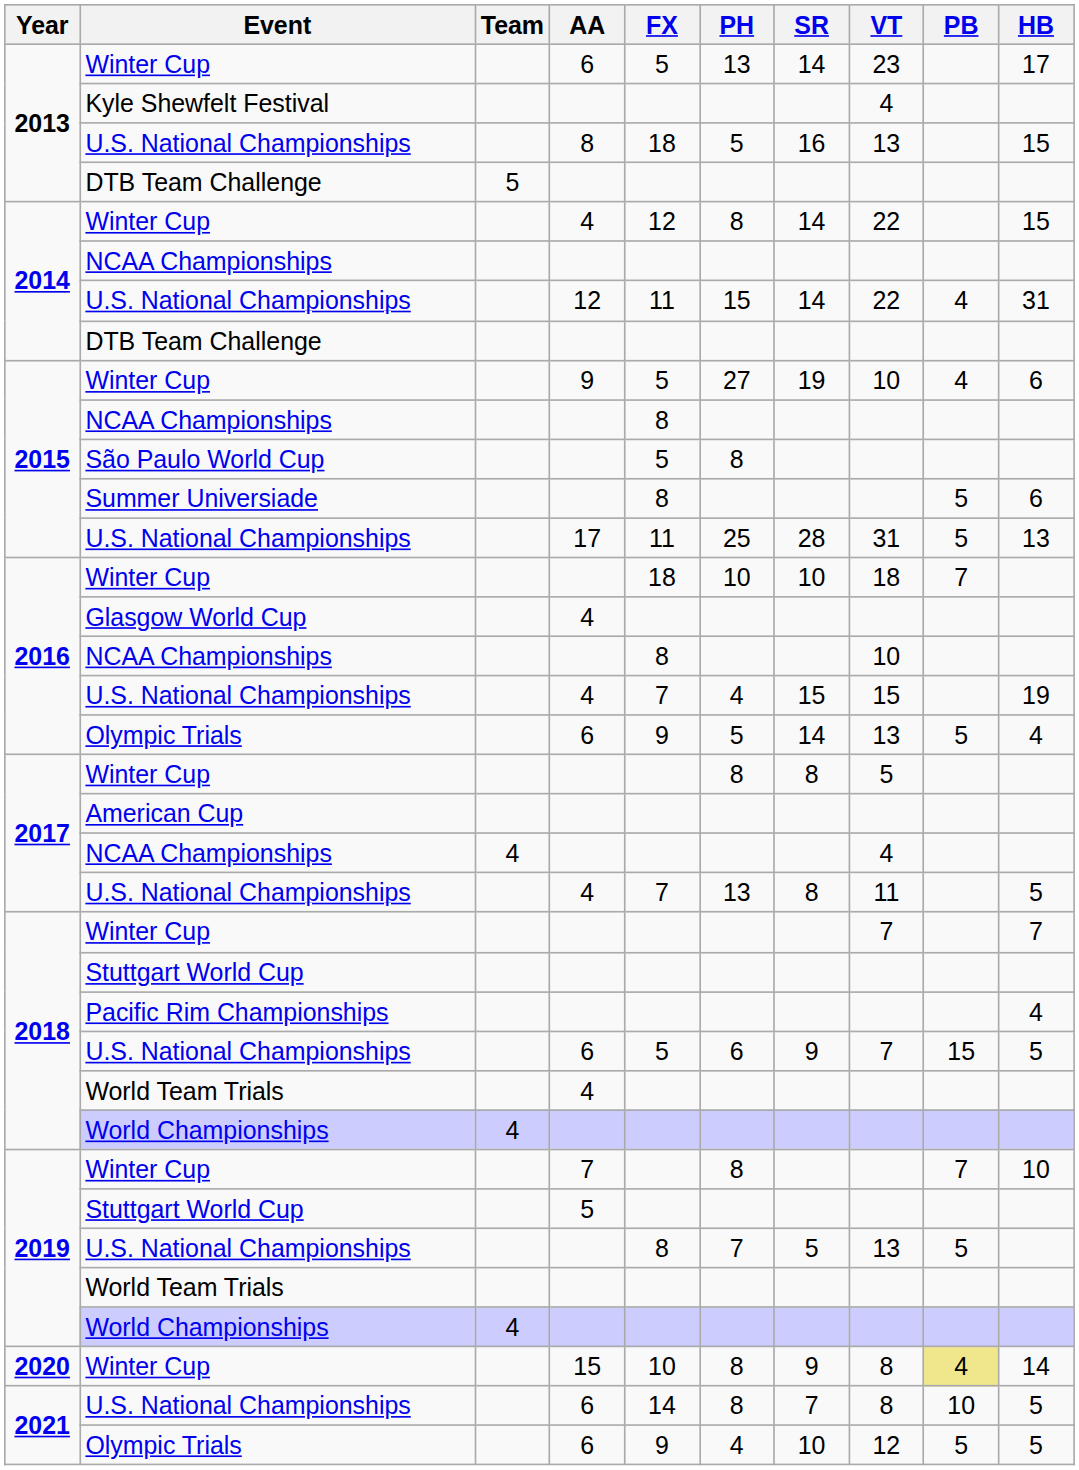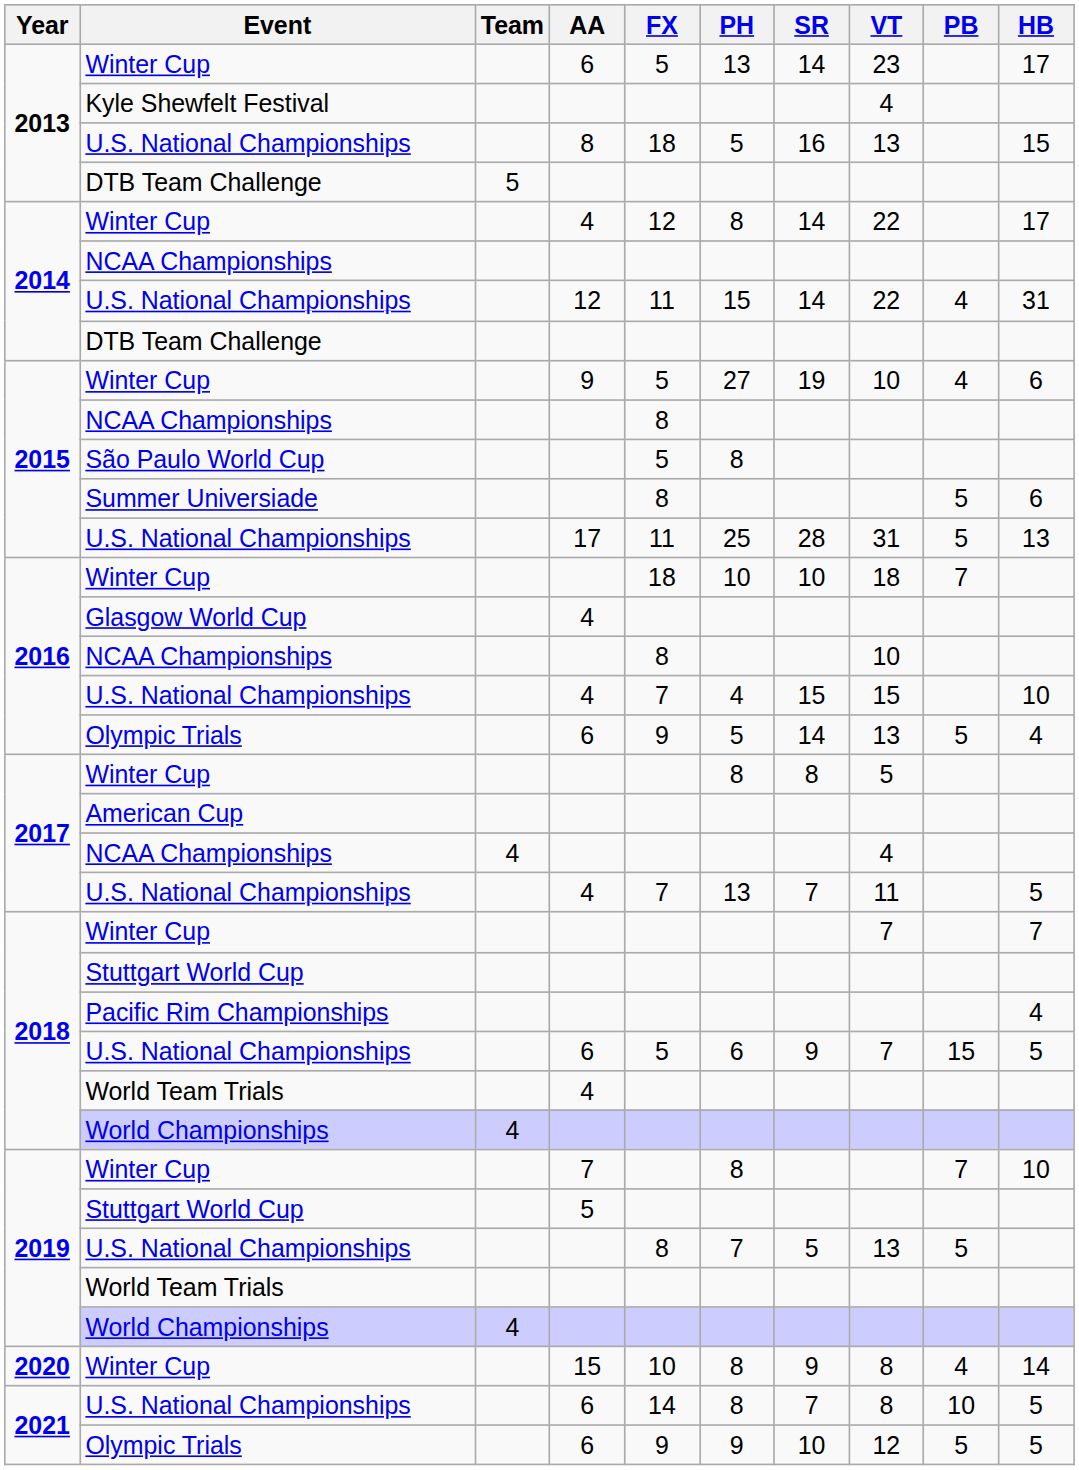(1036, 222) 15 -> (1036, 222) 17
(1036, 696) 19 -> (1036, 696) 10
(812, 893) 8 -> (812, 893) 7
(961, 1366) khaki background -> (961, 1366) no background
(737, 1445) 4 -> (737, 1445) 9
